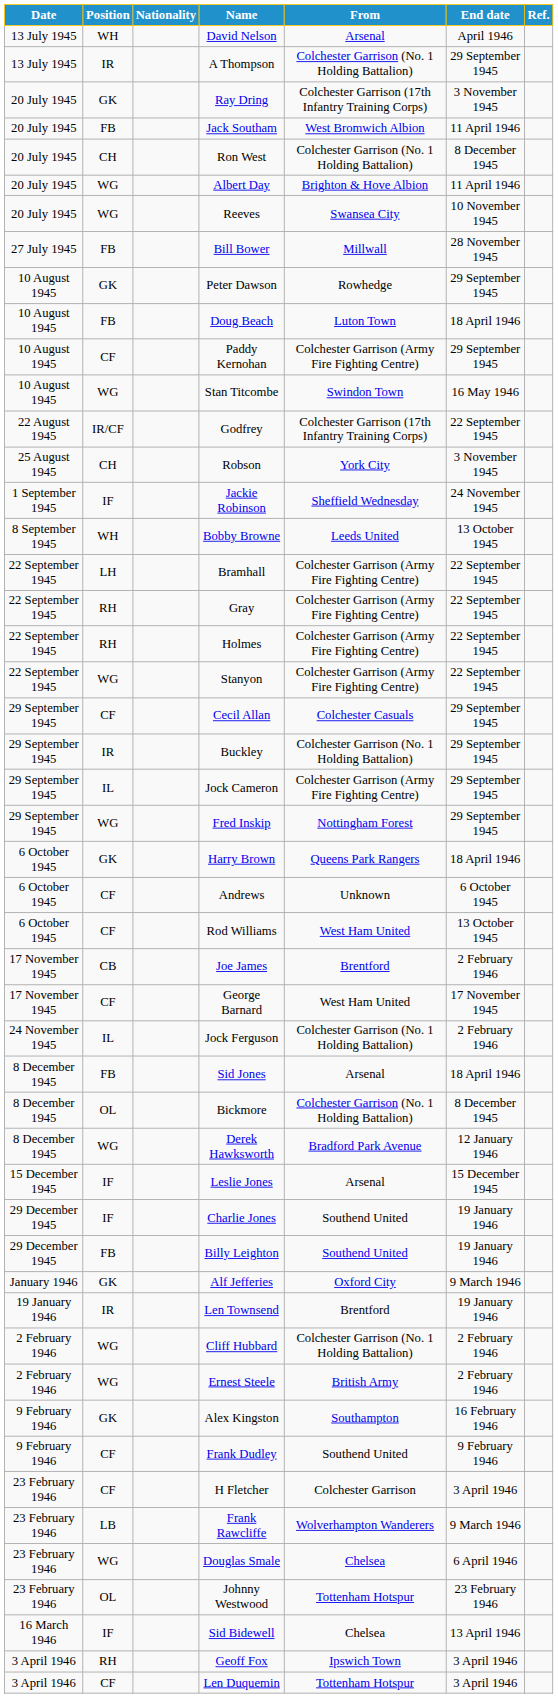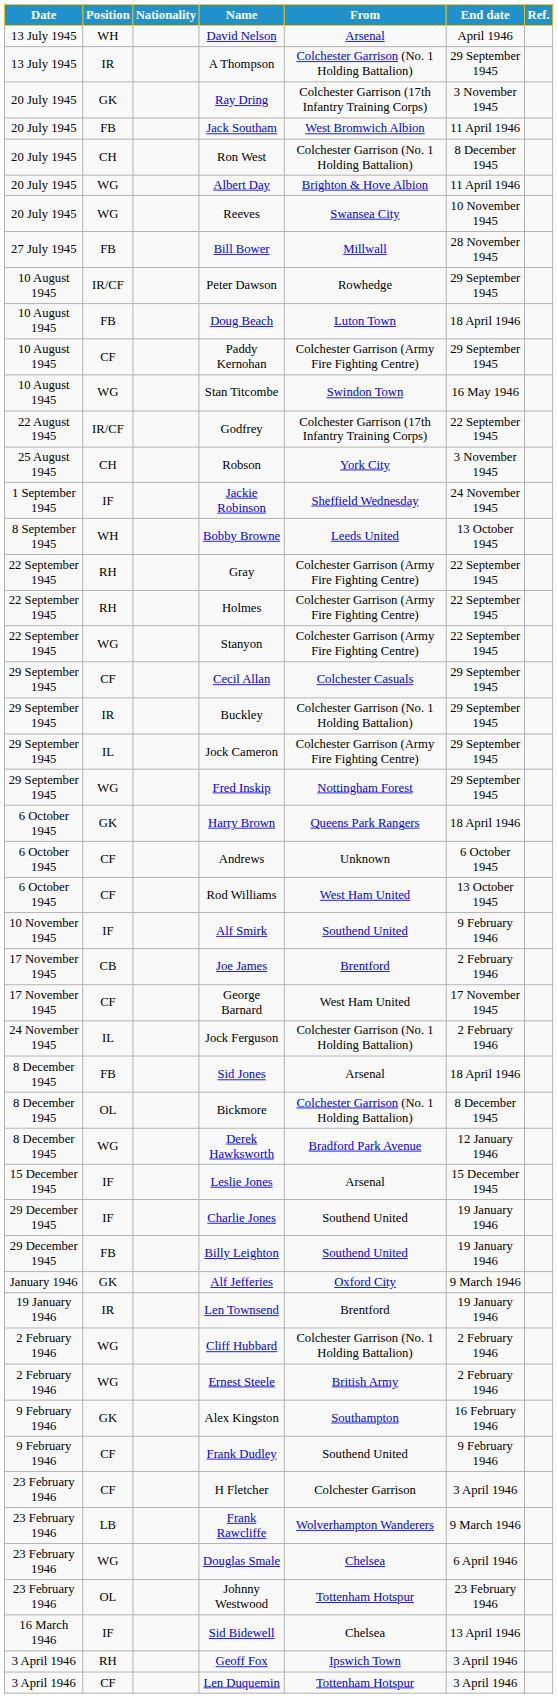(108, 285) GK -> (108, 285) IR/CF
- row: (242, 572)
+ row: (242, 931)
